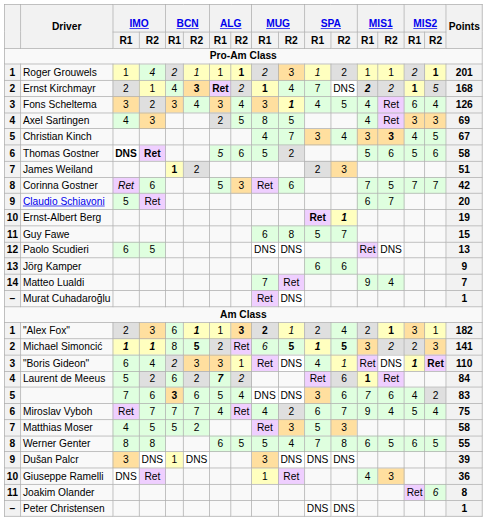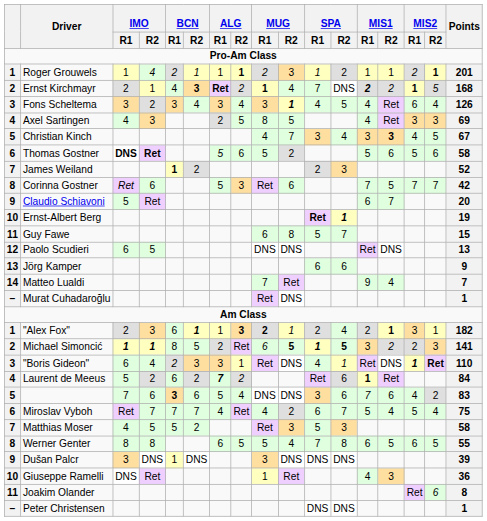(464, 170) 51 -> (464, 170) 52
(197, 347) bold -> (197, 347) normal
(368, 412) 9 -> (368, 412) 5
